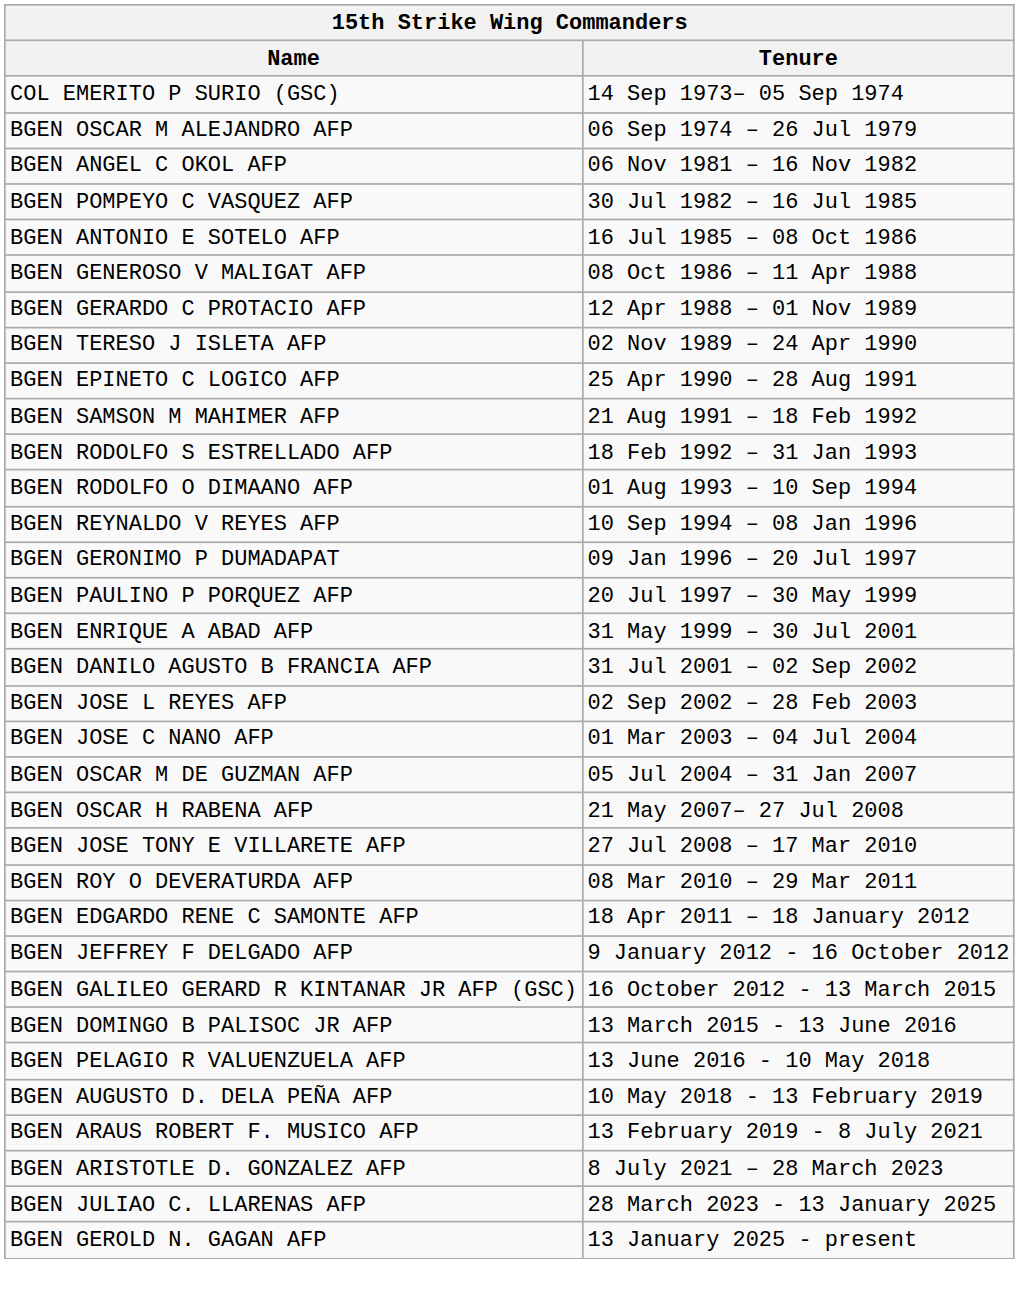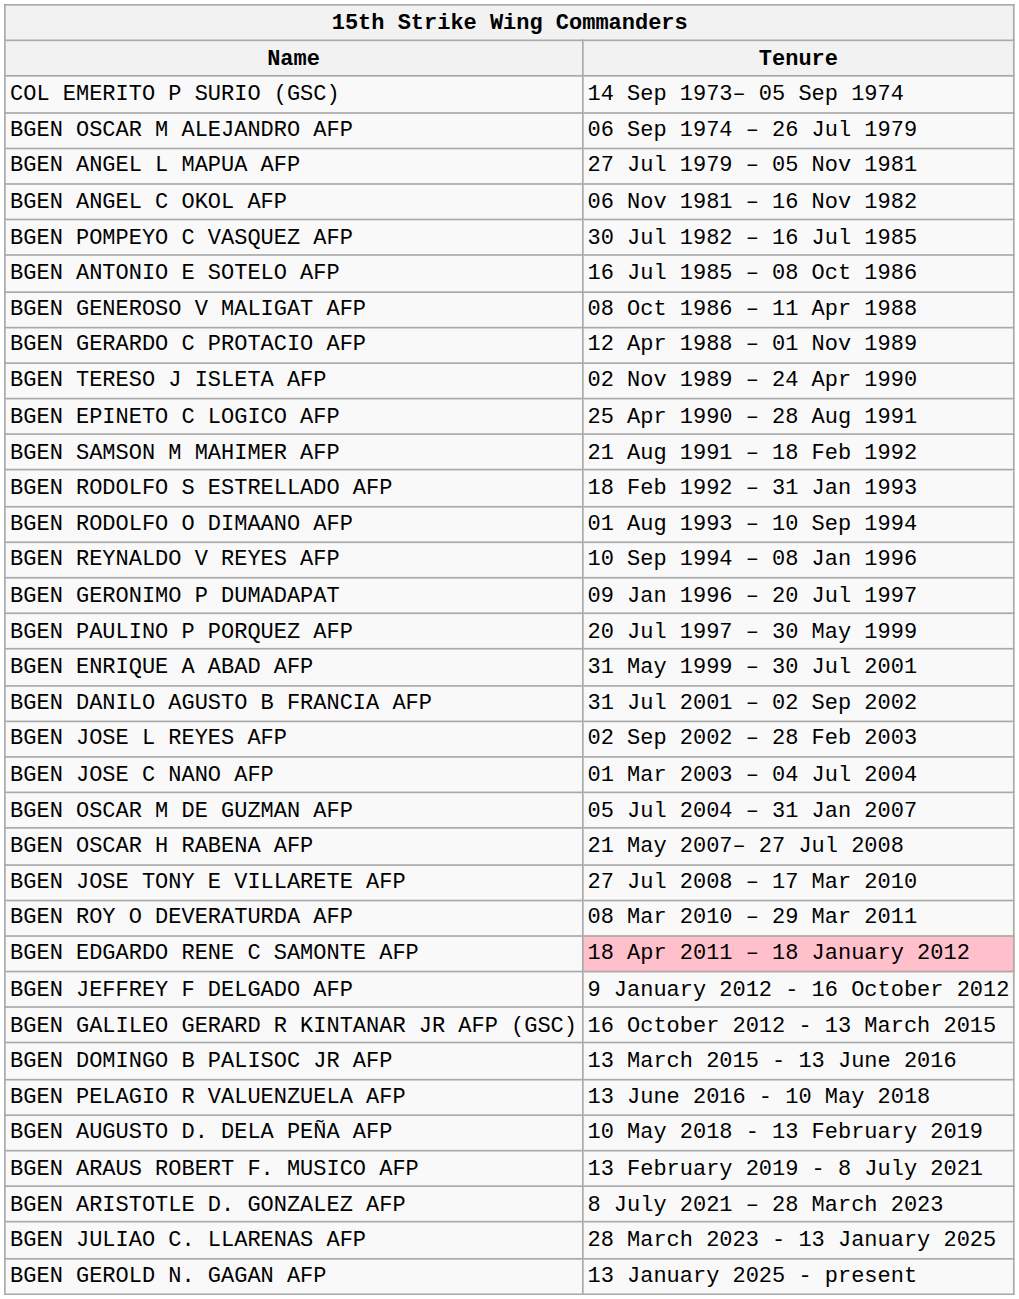+ row: (155, 166)
(779, 918) no background -> (779, 954) pink background
